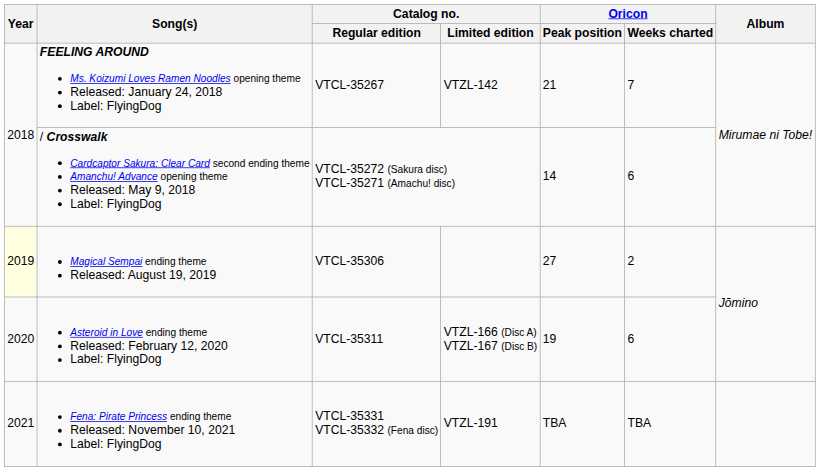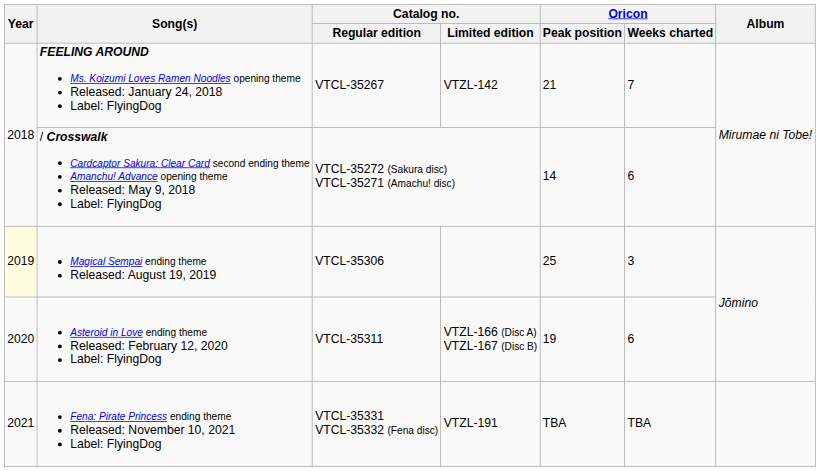(550, 261) 27 -> (550, 261) 25
(631, 261) 2 -> (631, 261) 3
